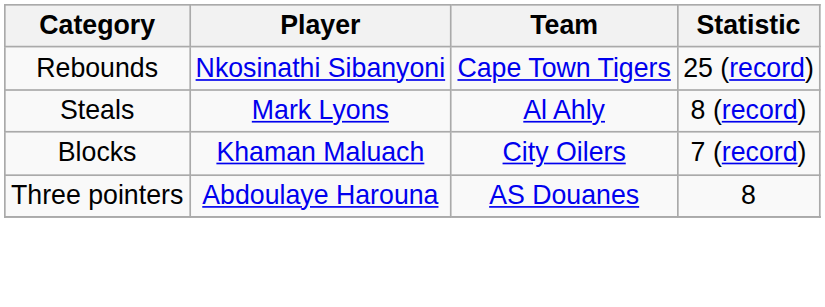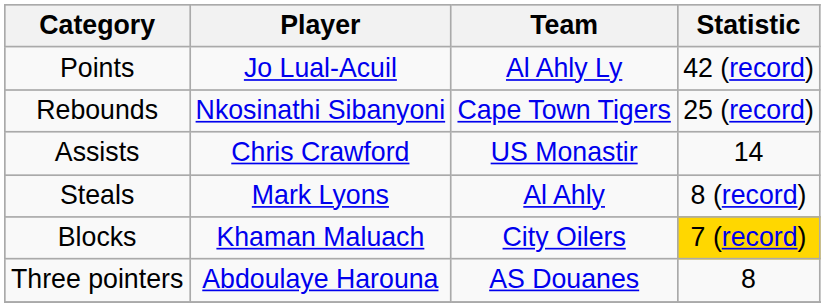+ row: (97, 68)
+ row: (97, 152)
(749, 152) no background -> (749, 237) gold background
